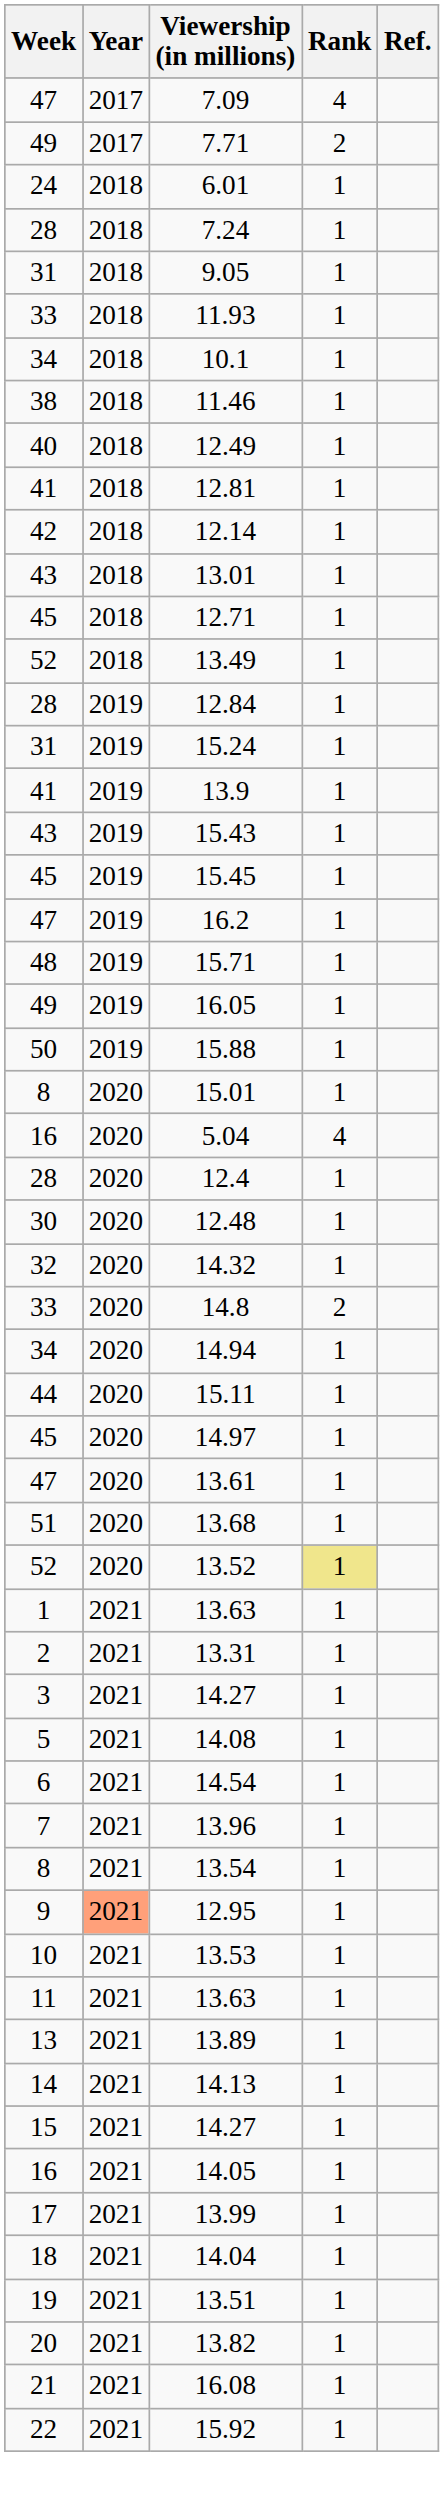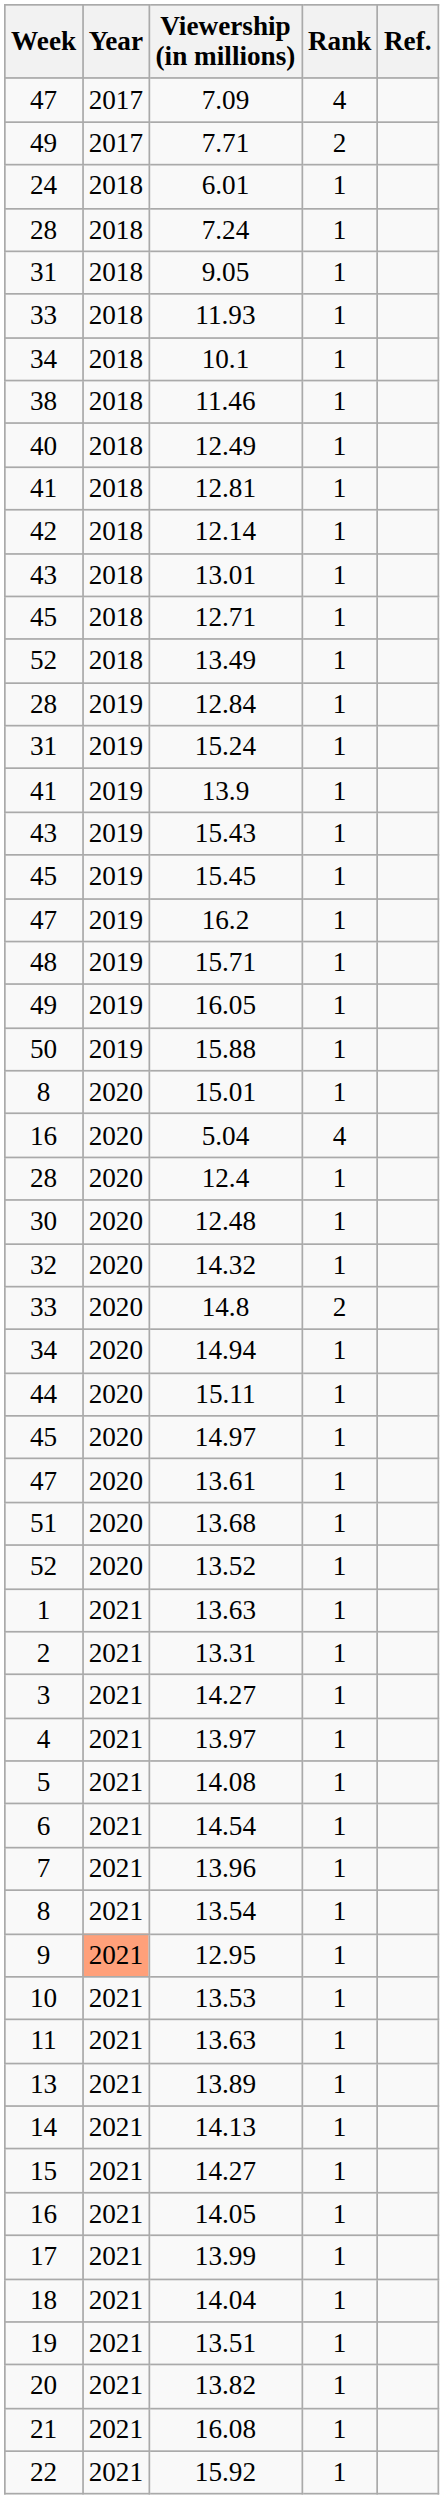(340, 1566) khaki background -> (340, 1566) no background
+ row: (44, 1739)
